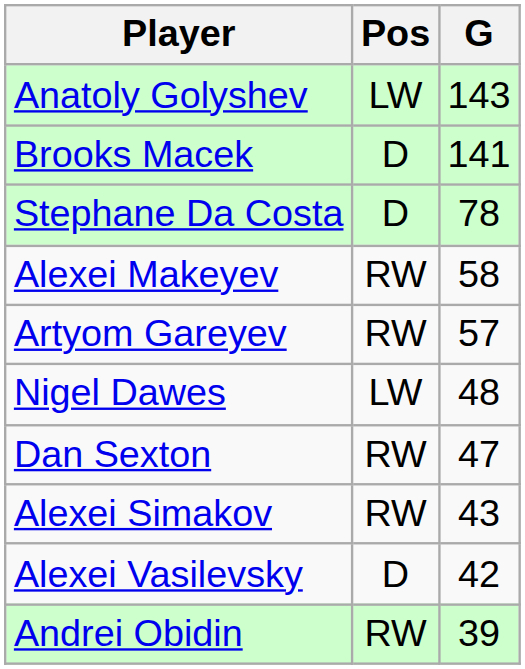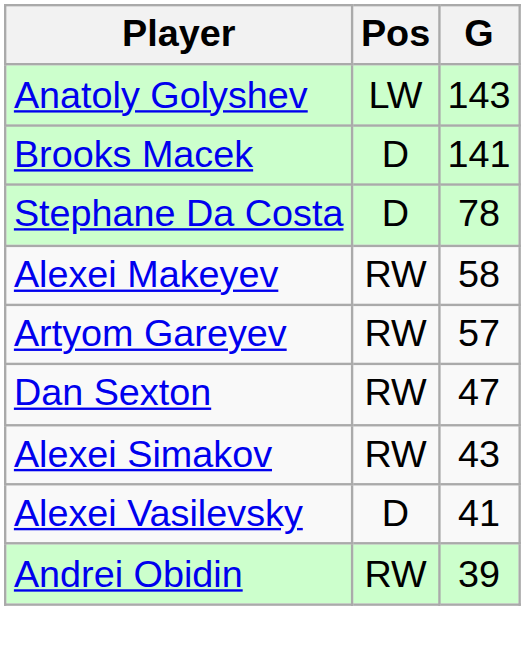- row: (120, 393)
(479, 573) 42 -> (479, 513) 41
